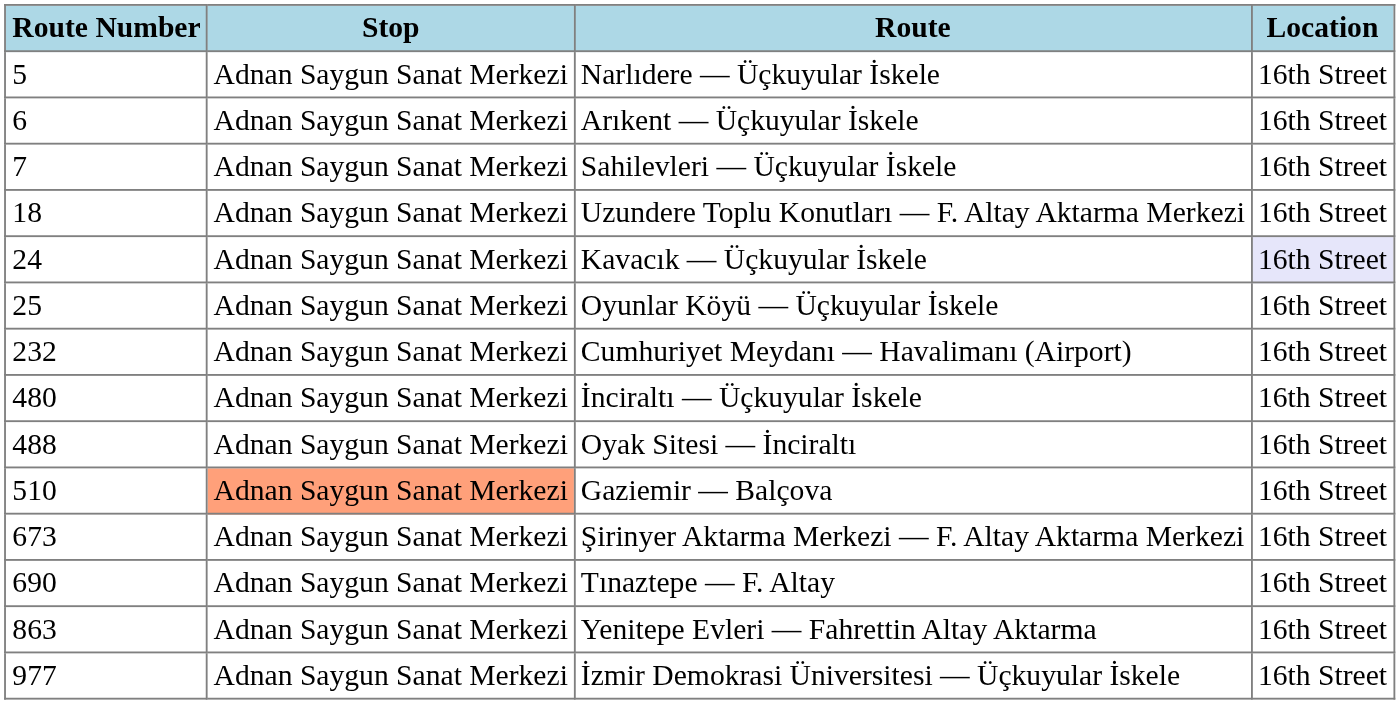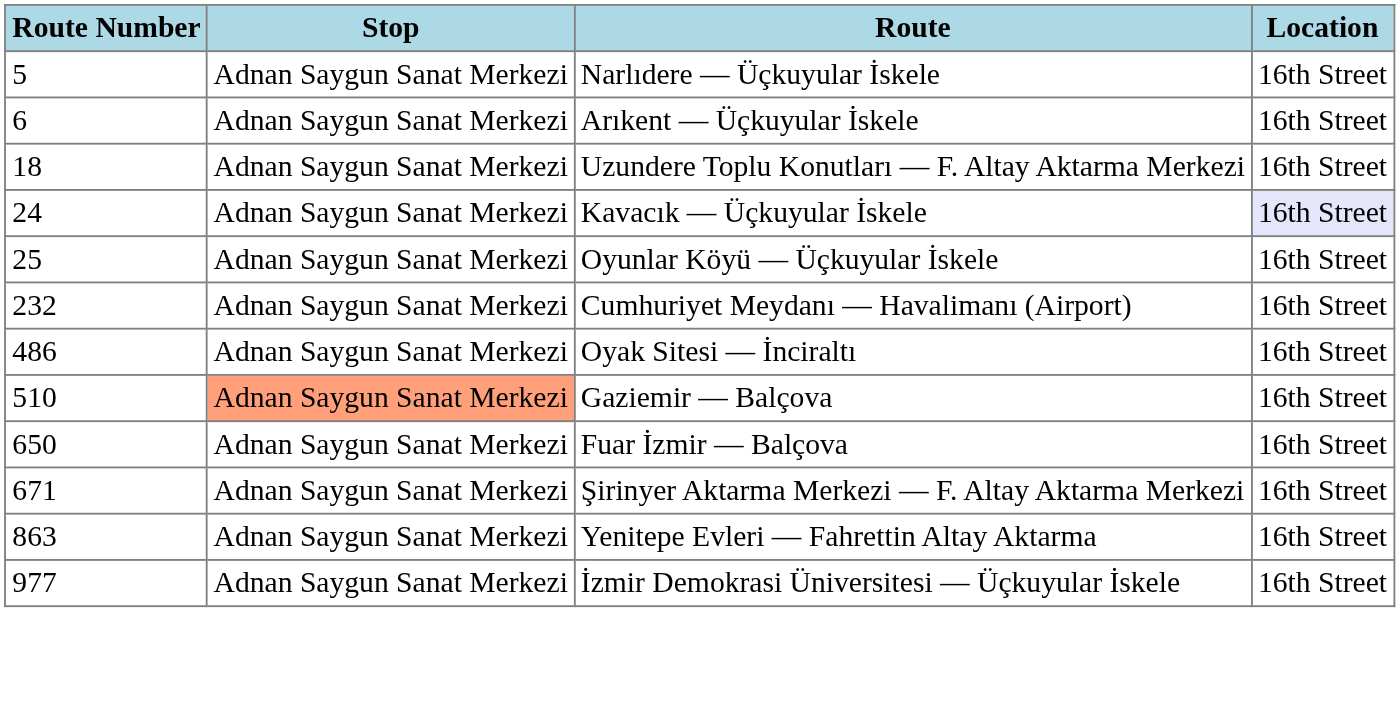- row: (769, 166)
- row: (751, 397)
(35, 443) 488 -> (35, 351) 486
+ row: (714, 443)
(35, 536) 673 -> (35, 490) 671
- row: (708, 582)
